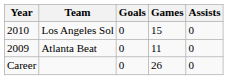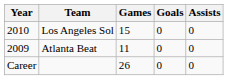columns swapped: (167, 13) <-> (132, 13)
